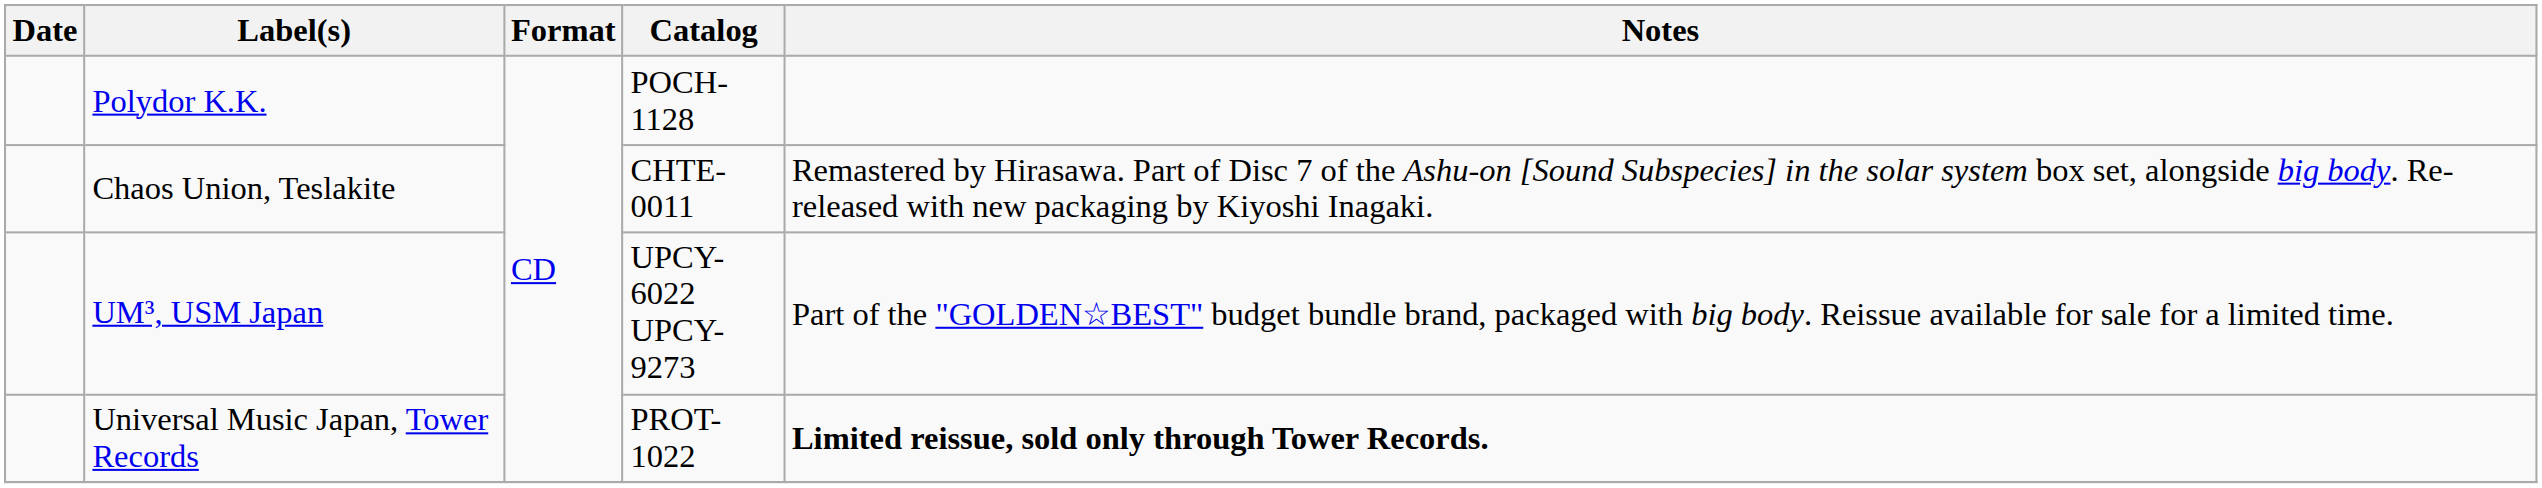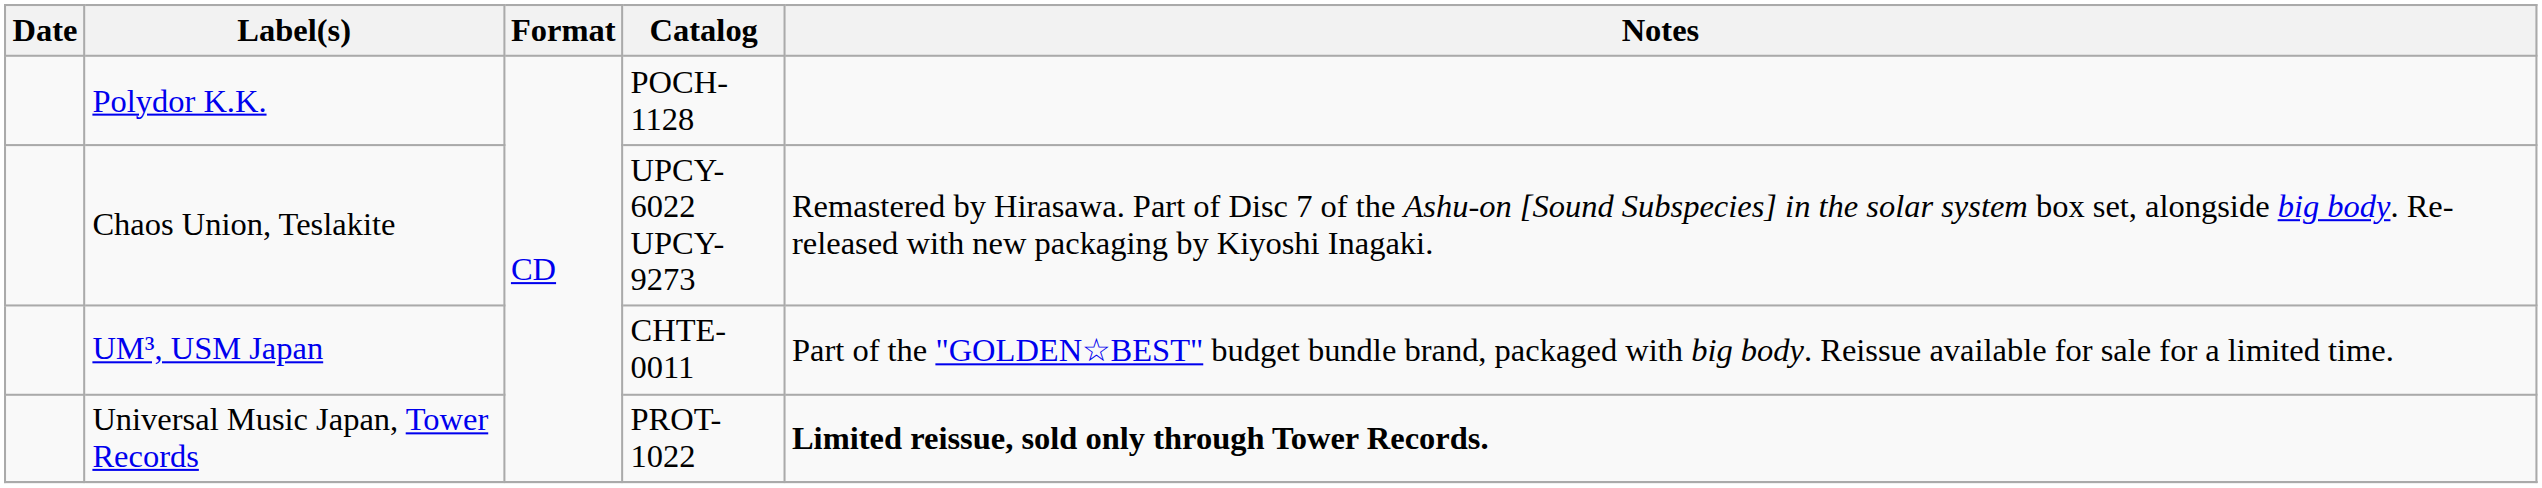(678, 188) CHTE-0011 -> (677, 224) UPCY-6022 UPCY-9273
(677, 312) UPCY-6022 UPCY-9273 -> (678, 349) CHTE-0011
